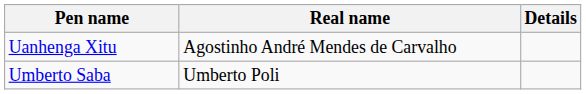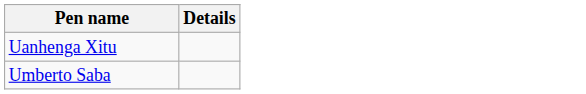- column: (350, 18)
